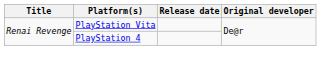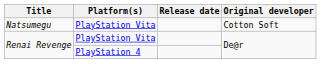+ row: (29, 25)
